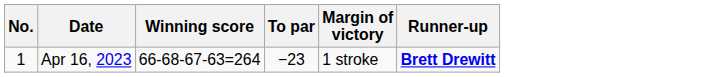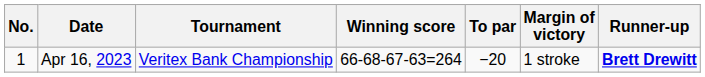+ column: (236, 26)
(291, 60) −23 -> (493, 60) −20
